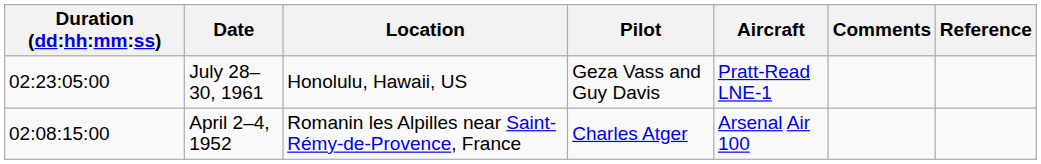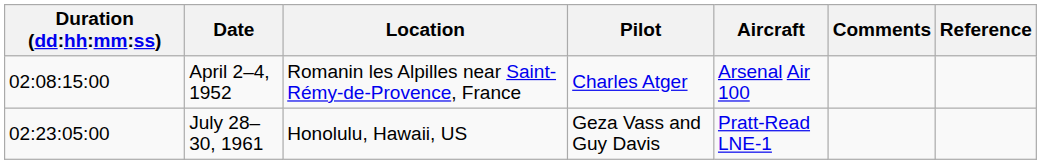rows swapped: (226, 81) <-> (229, 133)
